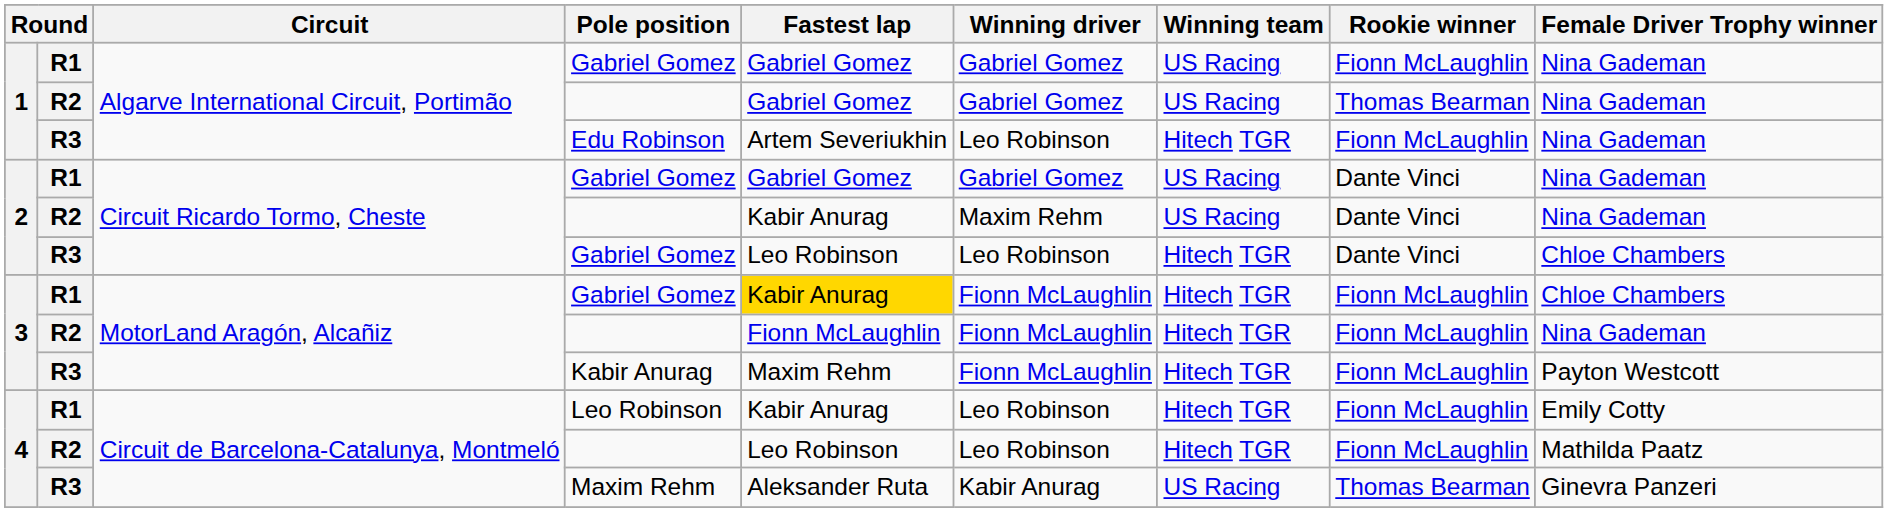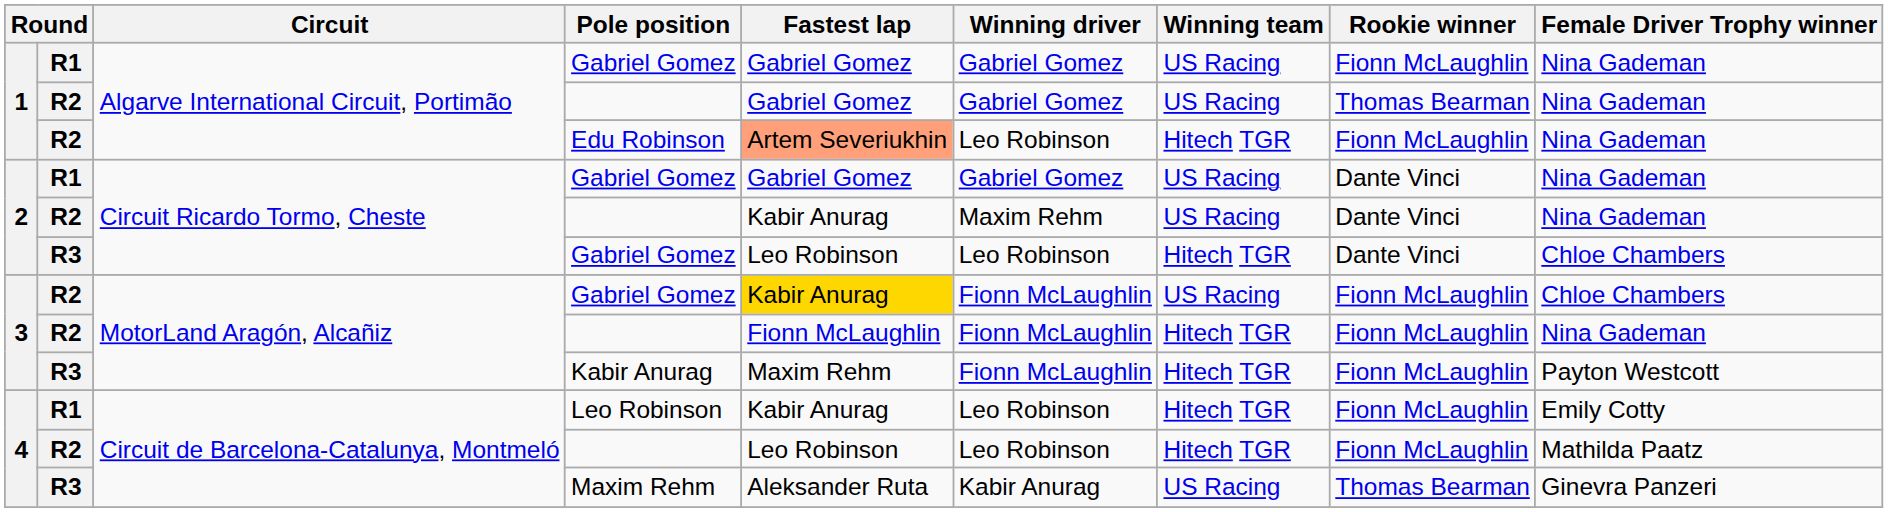(66, 140) R3 -> (66, 140) R2
(847, 140) no background -> (847, 140) lightsalmon background
(66, 294) R1 -> (66, 294) R2
(1227, 294) Hitech TGR -> (1222, 294) US Racing
